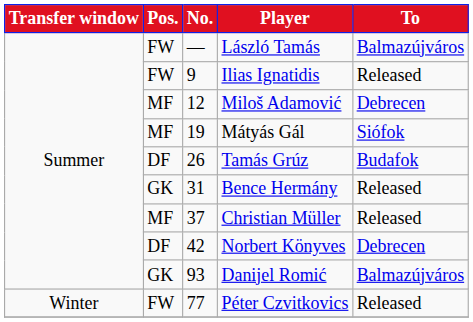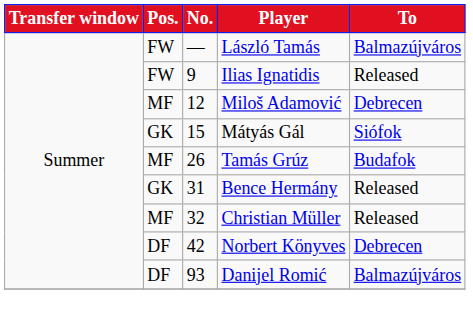(160, 132) MF -> (160, 132) GK
(196, 132) 19 -> (196, 132) 15
(159, 160) DF -> (160, 160) MF
(196, 217) 37 -> (196, 217) 32
(160, 274) GK -> (159, 274) DF
- row: (285, 302)
